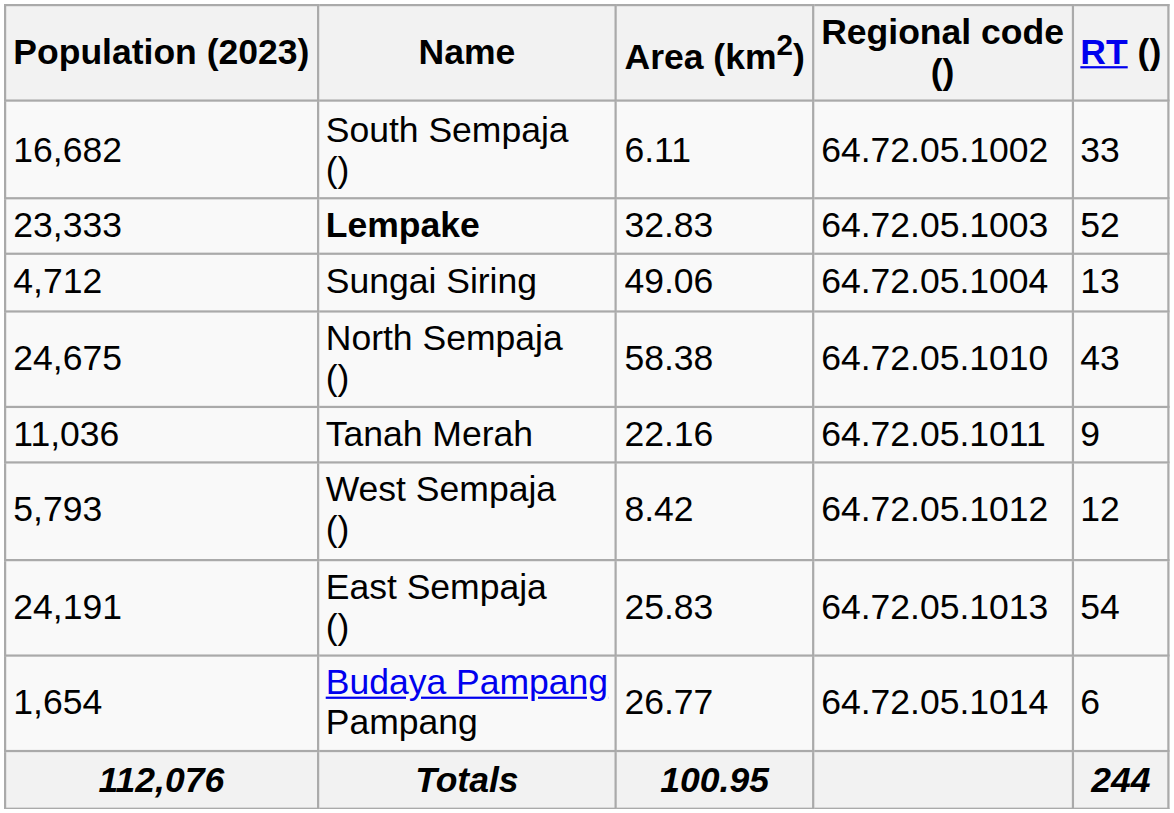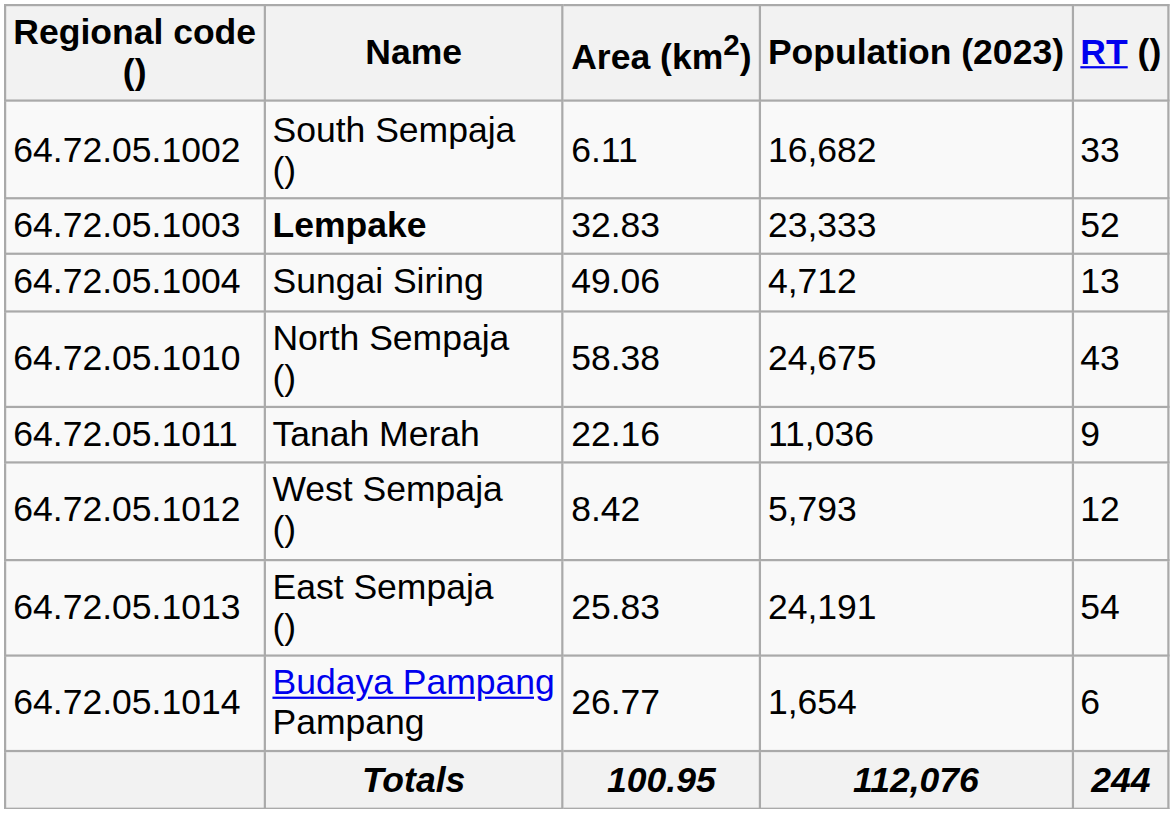columns swapped: (943, 52) <-> (161, 52)
